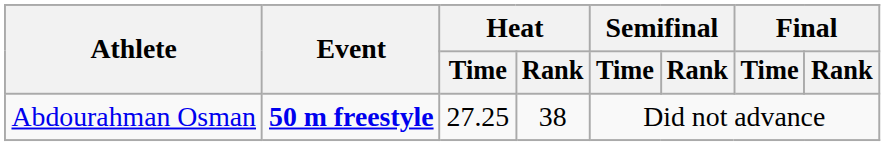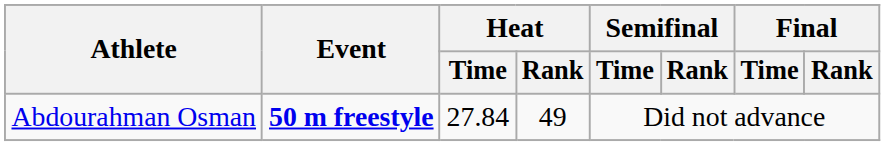(478, 117) 27.25 -> (478, 117) 27.84
(553, 117) 38 -> (553, 117) 49
